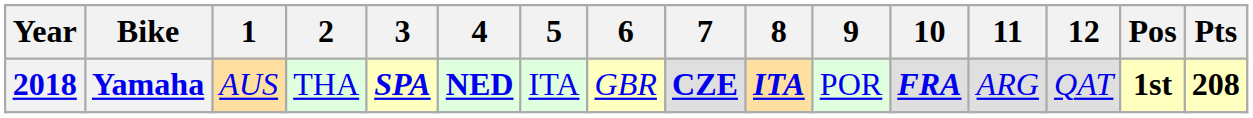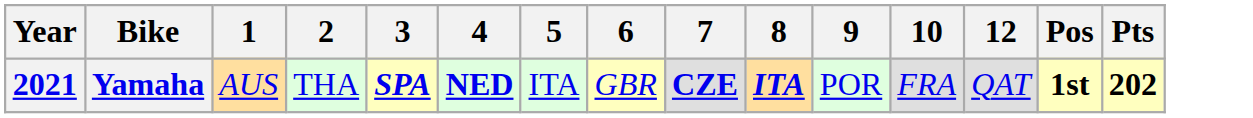- column: (1008, 31)
(45, 84) 2018 -> (45, 84) 2021
(929, 84) bold -> (927, 84) normal
(1216, 84) 208 -> (1133, 84) 202
